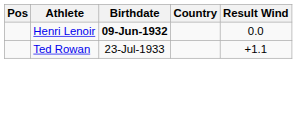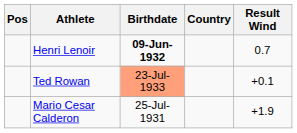(256, 31) 0.0 -> (263, 50) 0.7
(135, 49) no background -> (152, 81) lightsalmon background
(256, 49) +1.1 -> (263, 81) +0.1
+ row: (64, 112)
